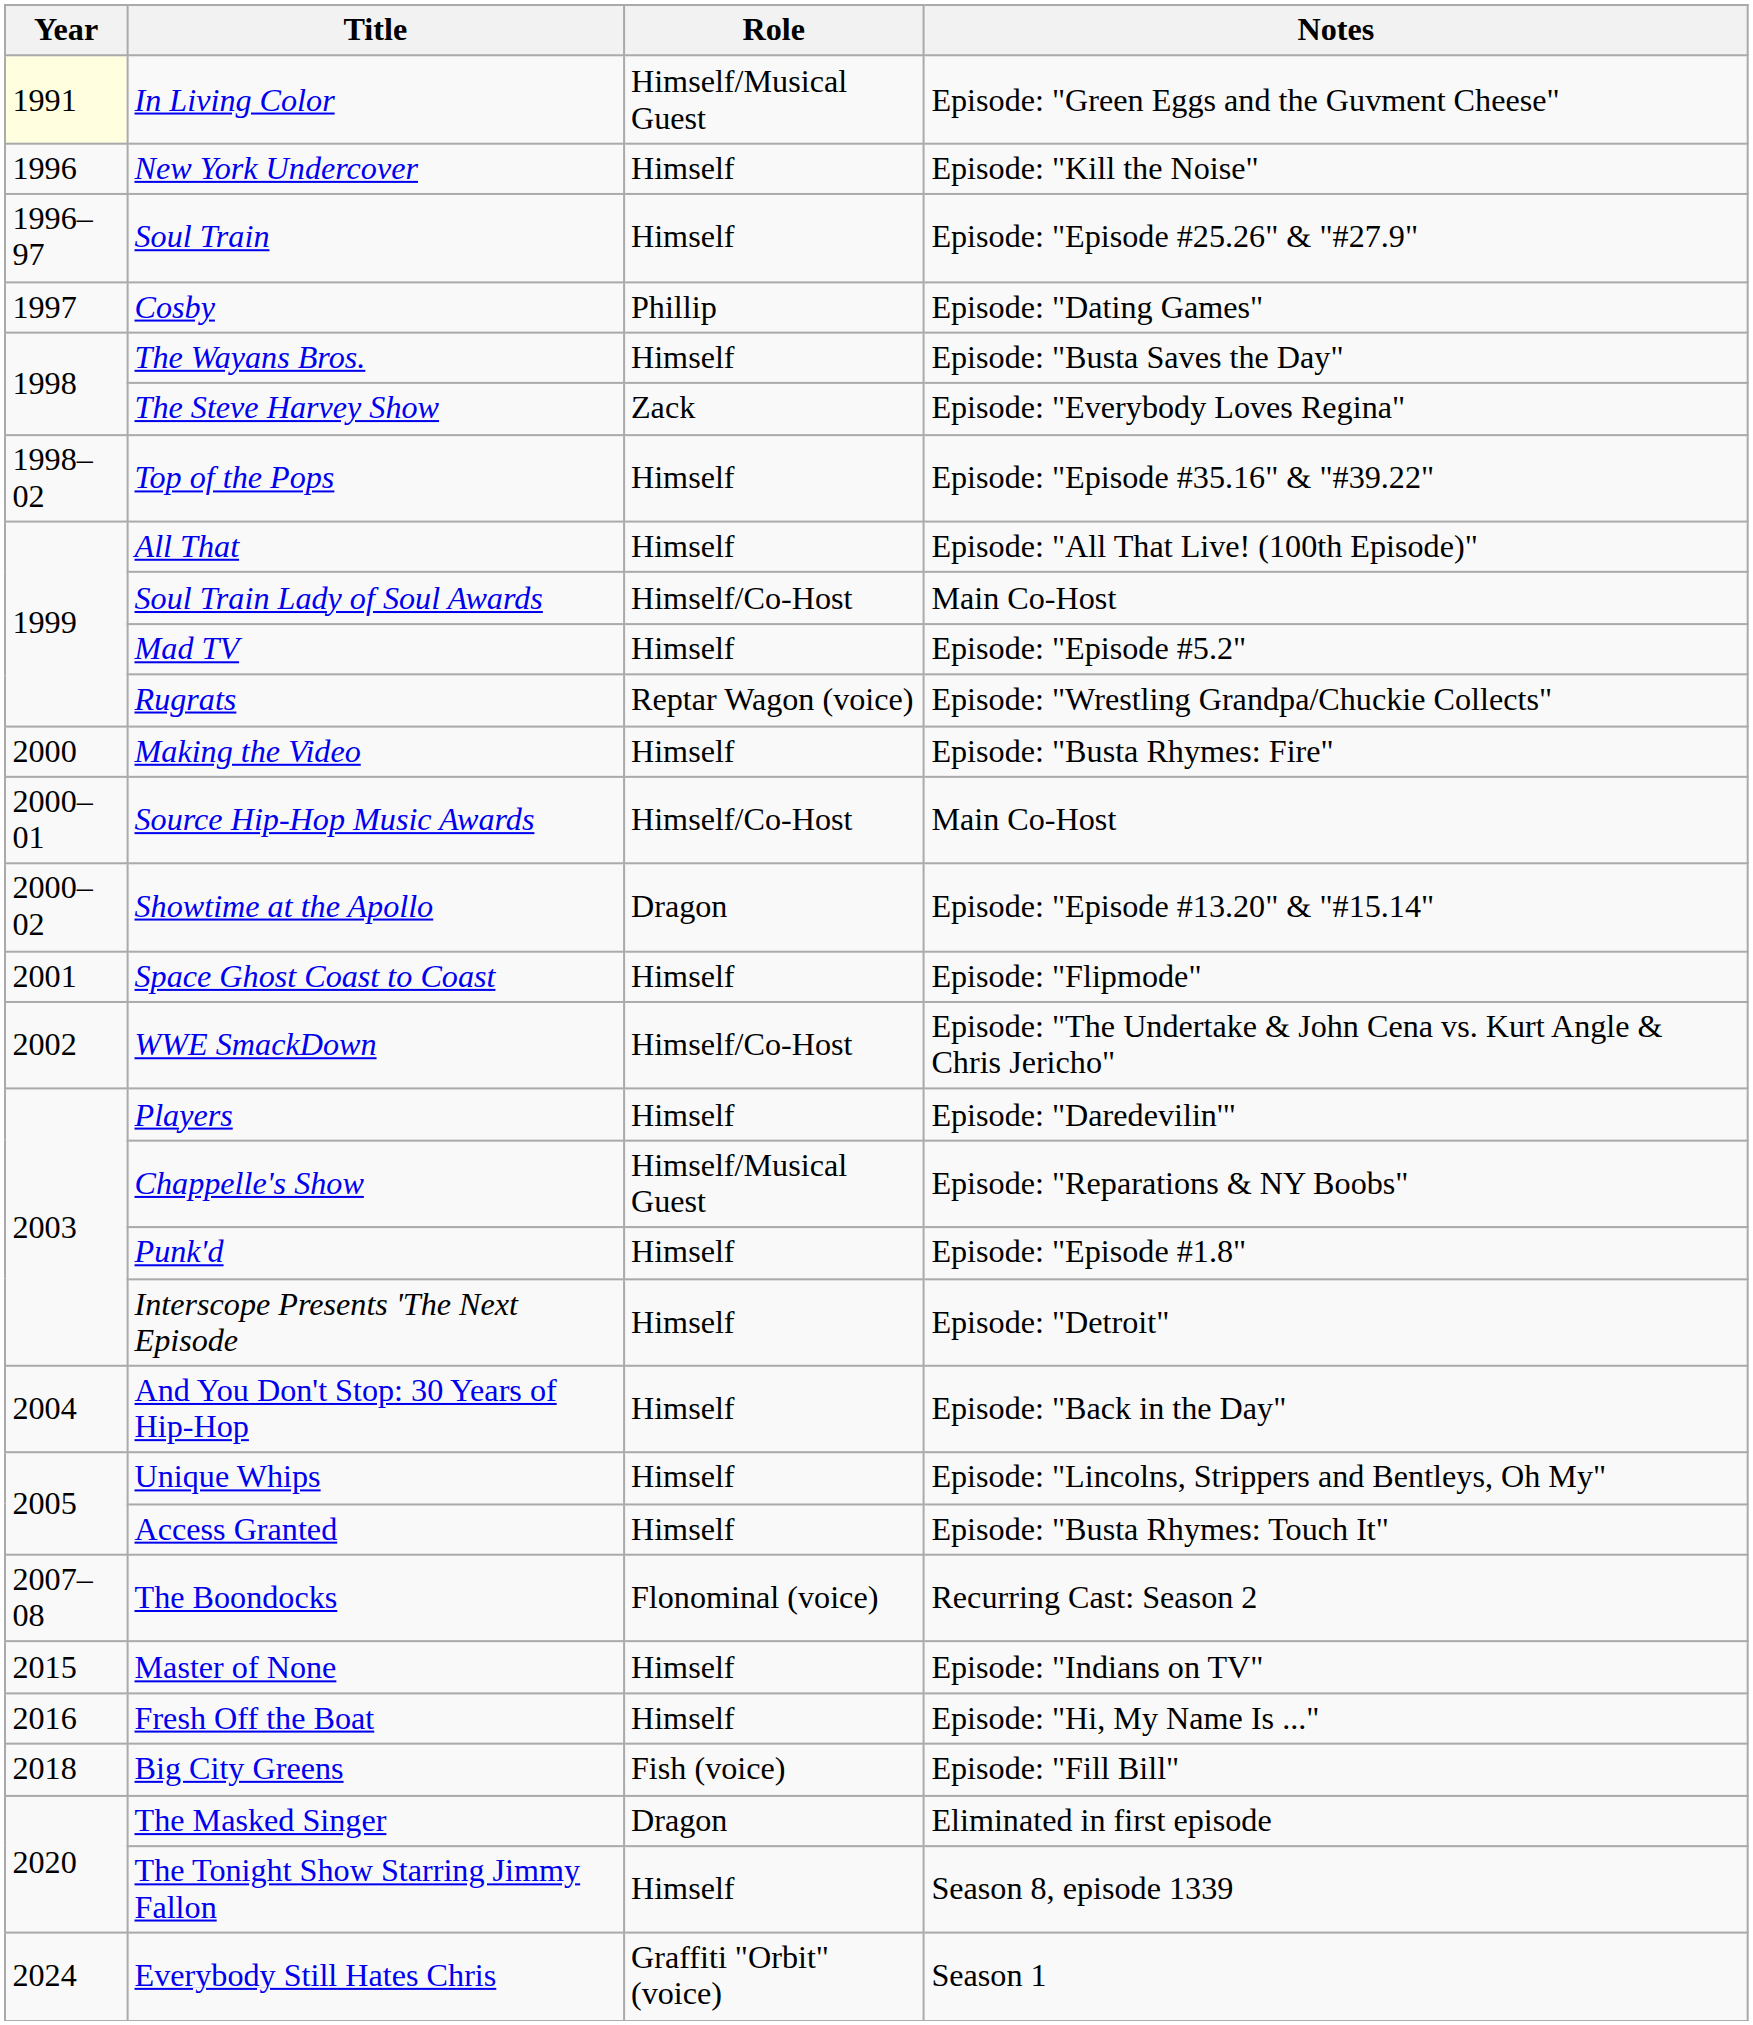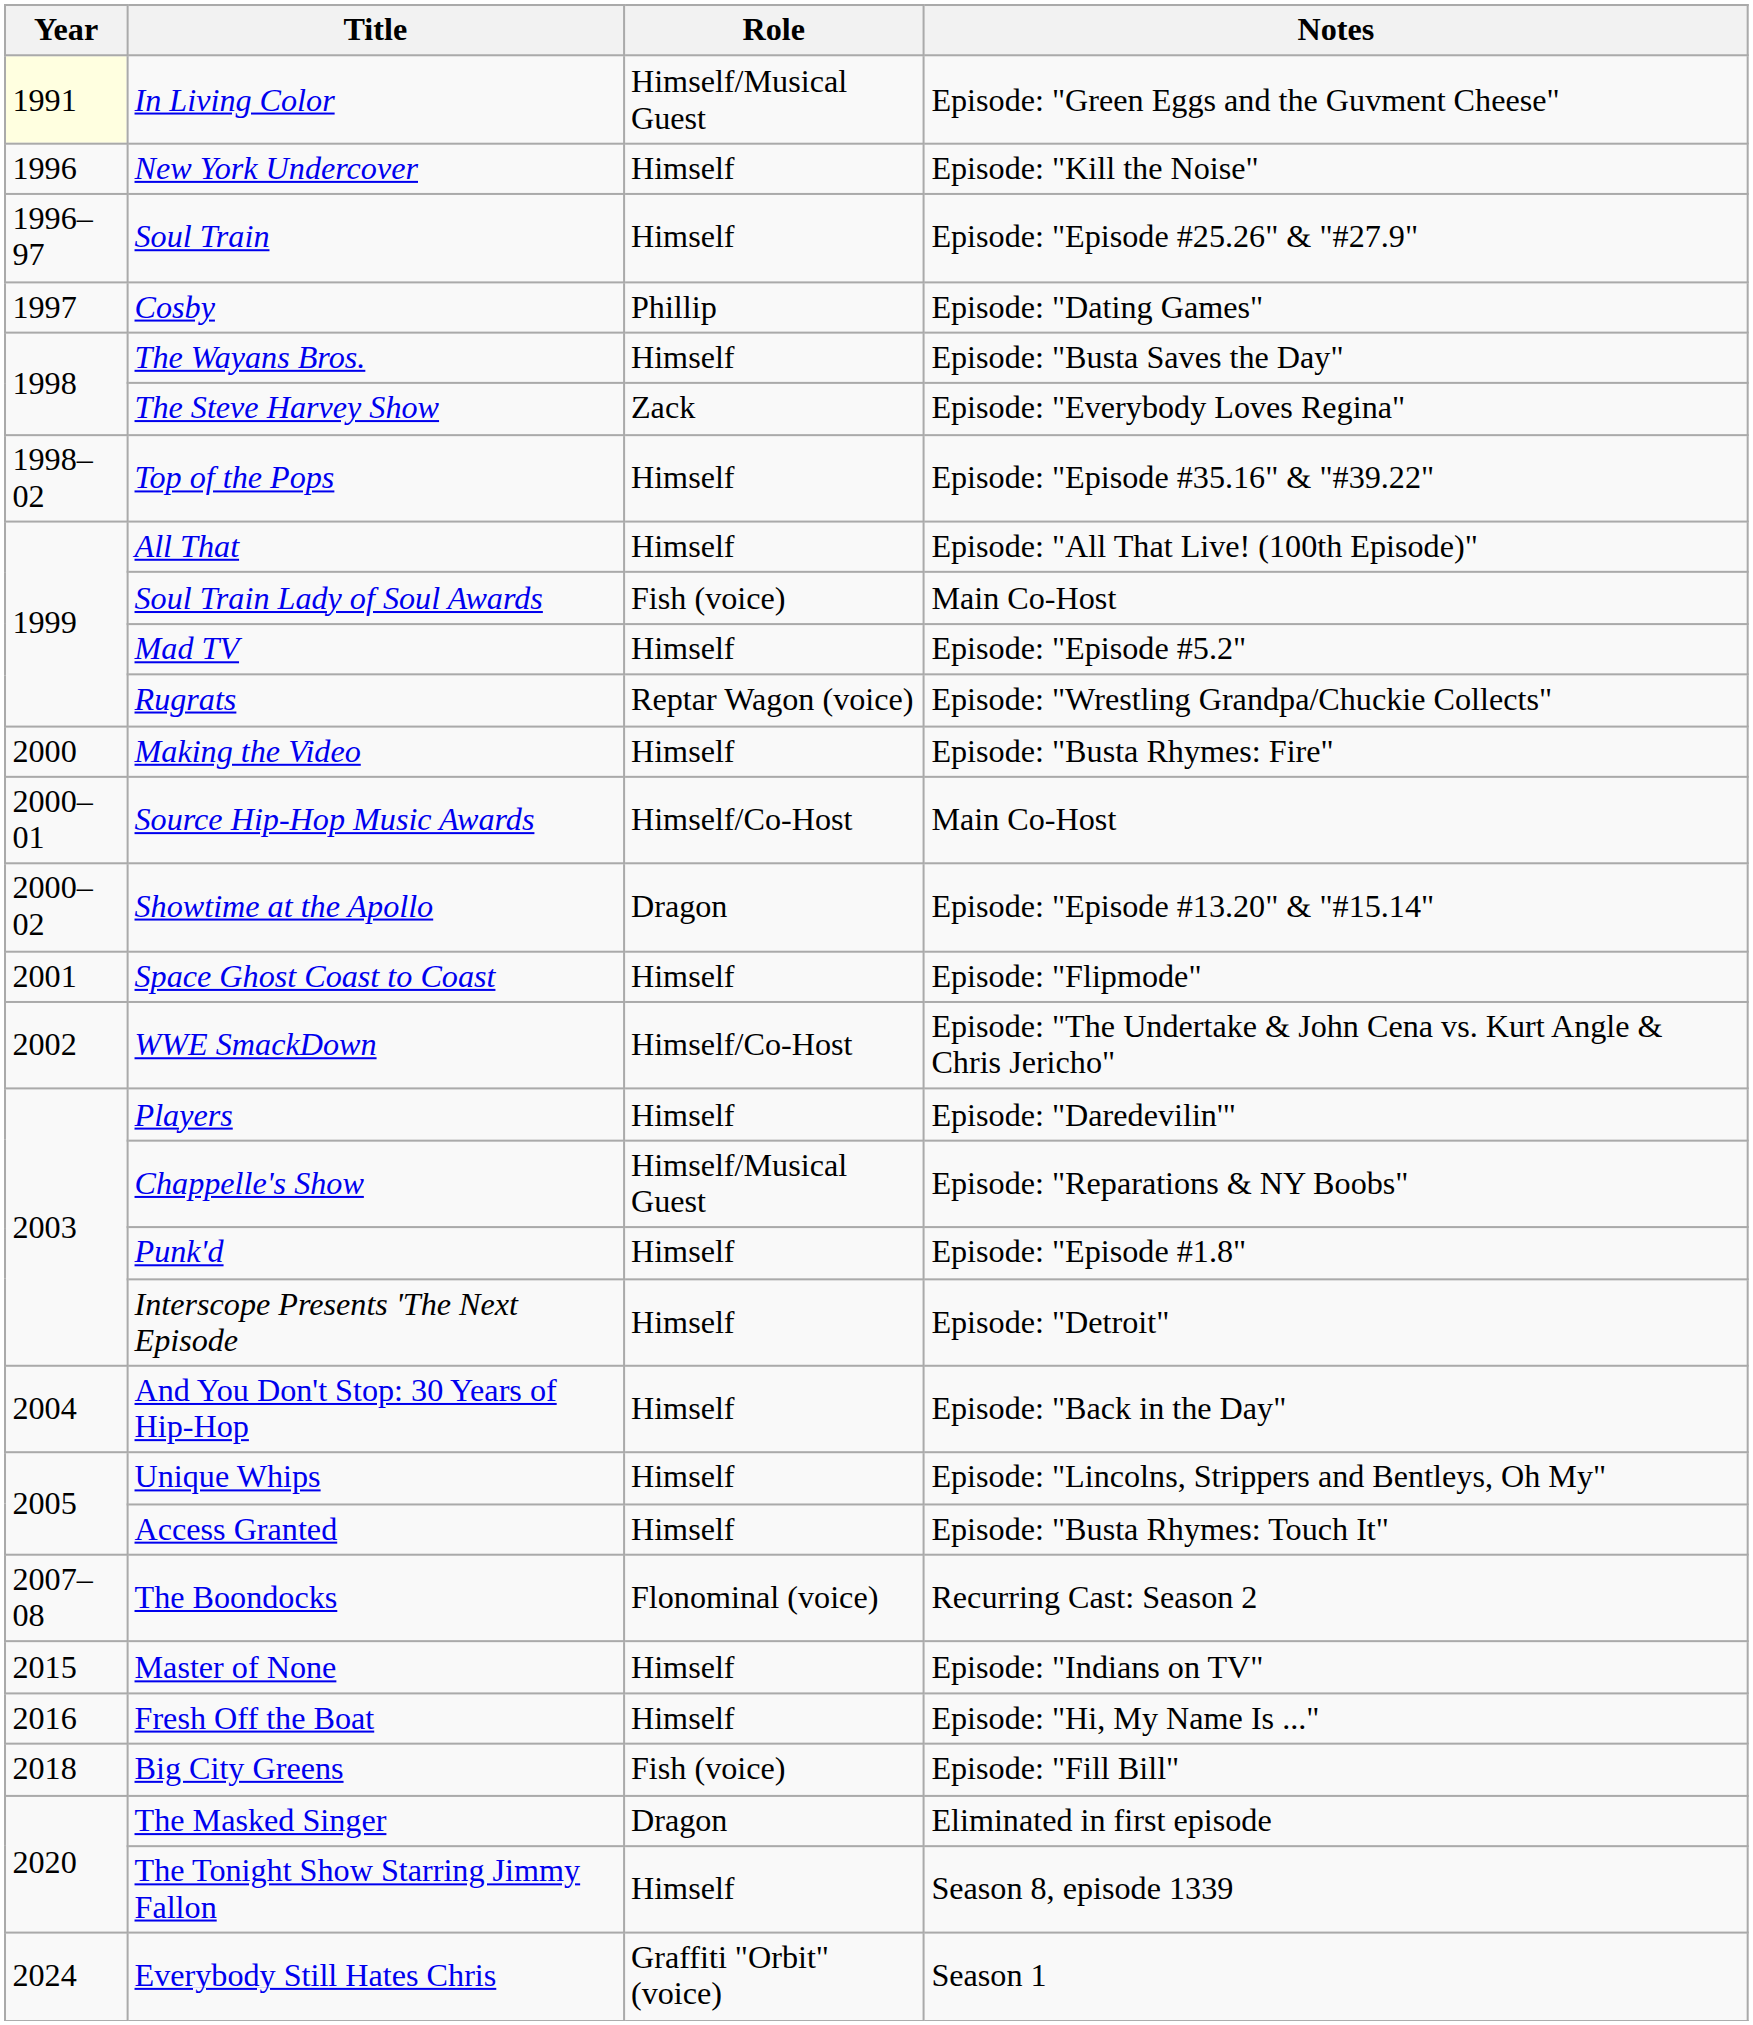(742, 597) Himself/Co-Host -> (708, 597) Fish (voice)
